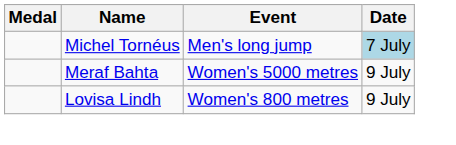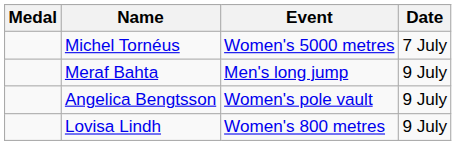(250, 45) Men's long jump -> (309, 45) Women's 5000 metres
(388, 45) lightblue background -> (425, 45) no background
(273, 72) Women's 5000 metres -> (286, 72) Men's long jump
+ row: (141, 99)
